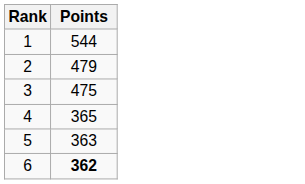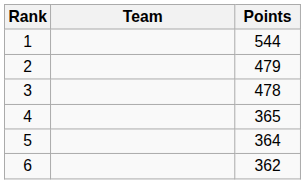+ column: (143, 16)
(84, 91) 475 -> (268, 91) 478
(84, 141) 363 -> (268, 141) 364
(84, 166) bold -> (268, 166) normal
